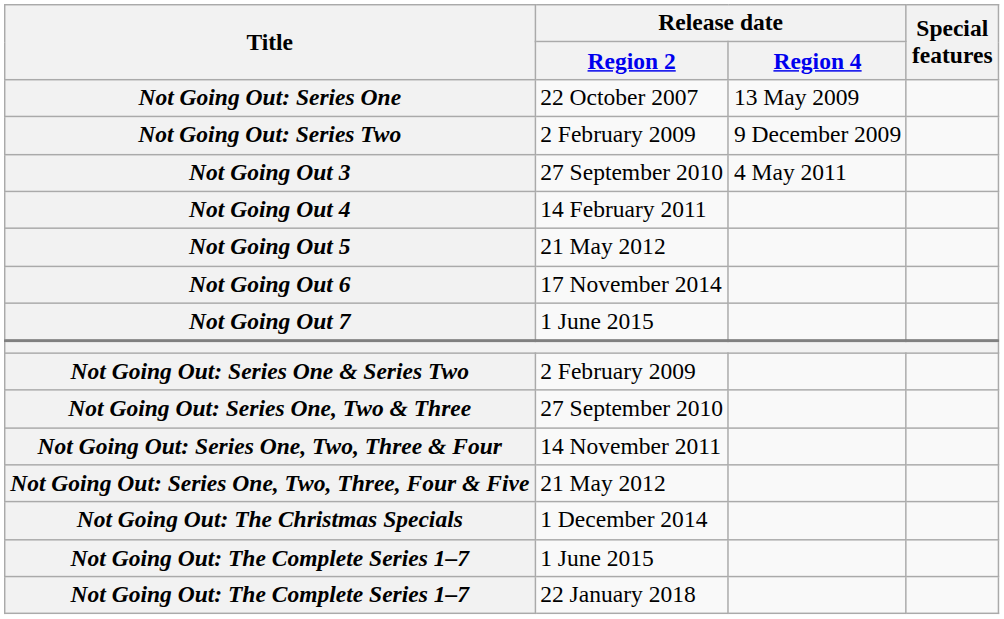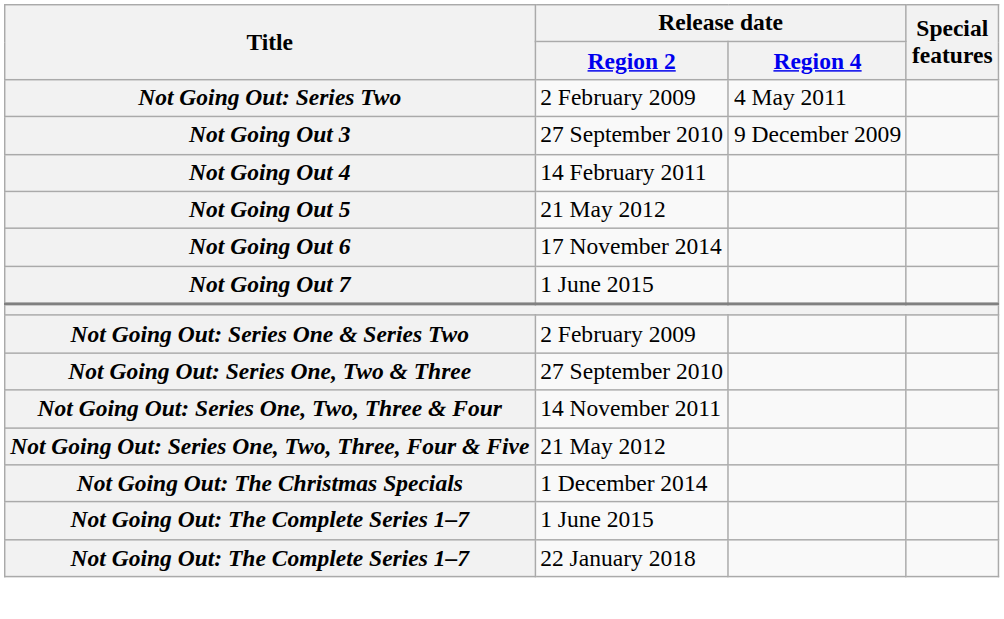- row: (270, 97)
(818, 135) 9 December 2009 -> (790, 97) 4 May 2011
(790, 172) 4 May 2011 -> (818, 135) 9 December 2009
